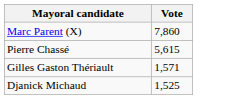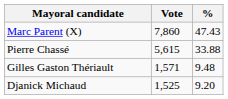+ column: (208, 13)
